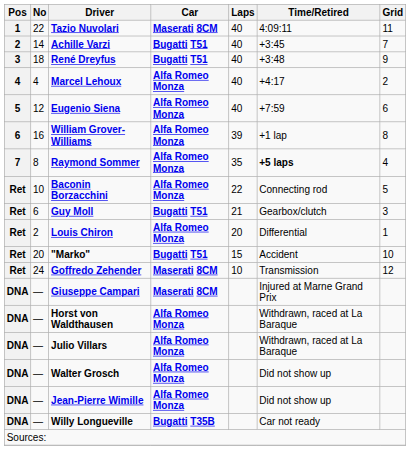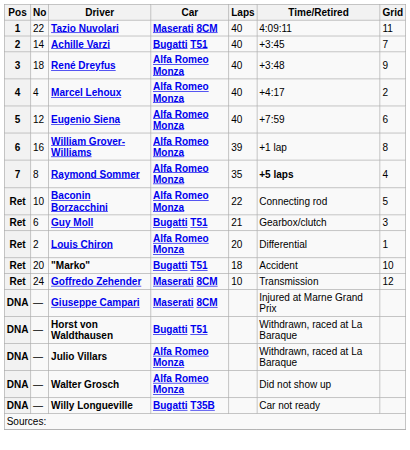(180, 60) Bugatti T51 -> (181, 66) Alfa Romeo Monza
(237, 254) 15 -> (237, 266) 18
(181, 319) Alfa Romeo Monza -> (180, 330) Bugatti T51
- row: (97, 400)
